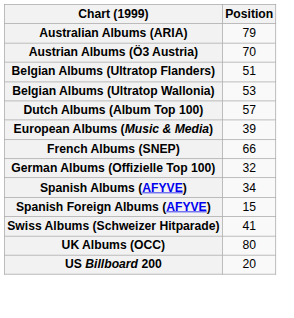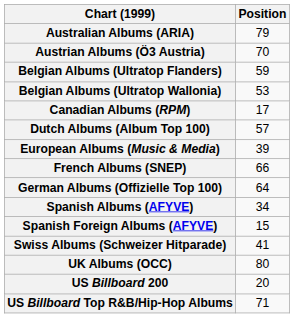(249, 71) 51 -> (262, 71) 59
+ row: (120, 110)
(249, 168) 32 -> (262, 187) 64
+ row: (120, 303)
